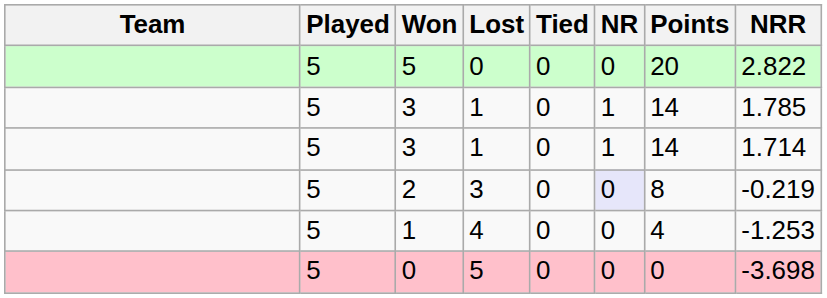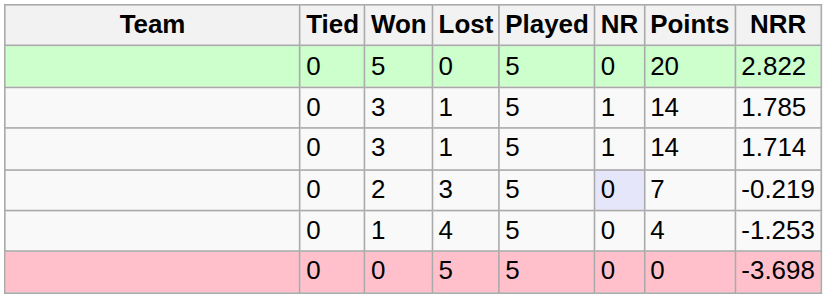columns swapped: (348, 25) <-> (562, 25)
(657, 189) 8 -> (657, 189) 7
